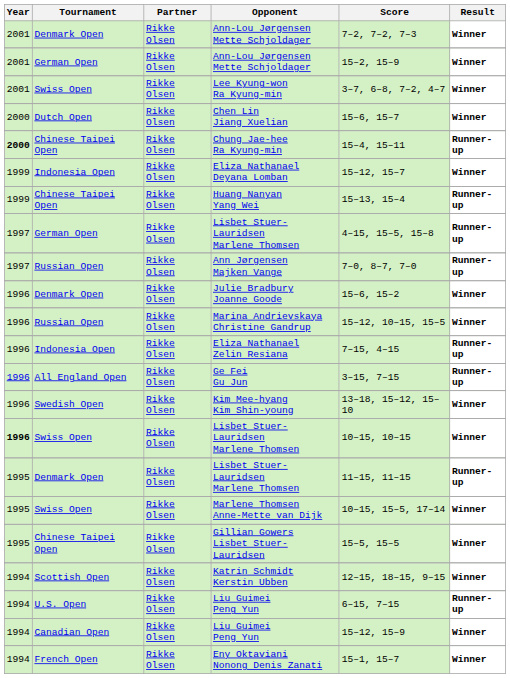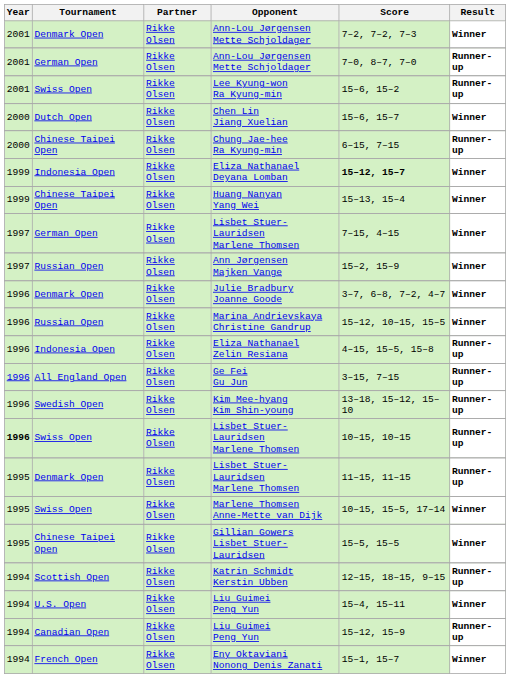(370, 62) 15–2, 15–9 -> (379, 62) 7–0, 8–7, 7–0
(469, 62) Winner -> (472, 62) Runner-up
(393, 89) 3–7, 6–8, 7–2, 4–7 -> (370, 89) 15–6, 15–2
(469, 89) Winner -> (472, 89) Runner-up
(18, 144) bold -> (18, 144) normal
(373, 144) 15–4, 15–11 -> (370, 144) 6–15, 7–15
(373, 172) normal -> (373, 172) bold
(472, 200) Runner-up -> (469, 200) Winner
(388, 233) 4–15, 15–5, 15–8 -> (370, 233) 7–15, 4–15
(472, 233) Runner-up -> (469, 233) Winner
(379, 266) 7–0, 8–7, 7–0 -> (370, 266) 15–2, 15–9
(472, 266) Runner-up -> (469, 266) Winner
(370, 294) 15–6, 15–2 -> (393, 294) 3–7, 6–8, 7–2, 4–7
(370, 349) 7–15, 4–15 -> (388, 349) 4–15, 15–5, 15–8
(469, 404) Winner -> (472, 404) Runner-up
(469, 438) Winner -> (472, 438) Runner-up
(469, 577) Winner -> (472, 577) Runner-up
(370, 604) 6–15, 7–15 -> (373, 604) 15–4, 15–11
(472, 604) Runner-up -> (469, 604) Winner
(469, 632) Winner -> (472, 632) Runner-up
